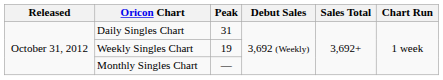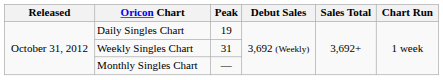(226, 30) 31 -> (226, 30) 19
(226, 48) 19 -> (226, 48) 31
